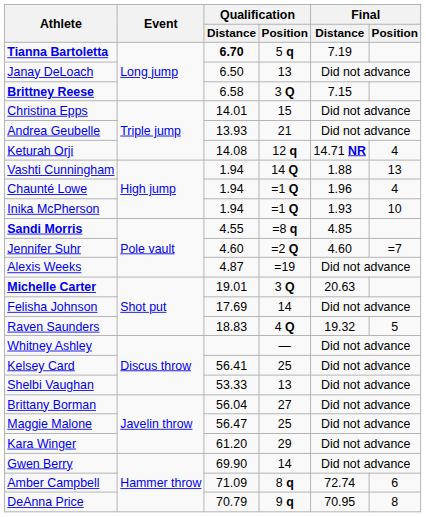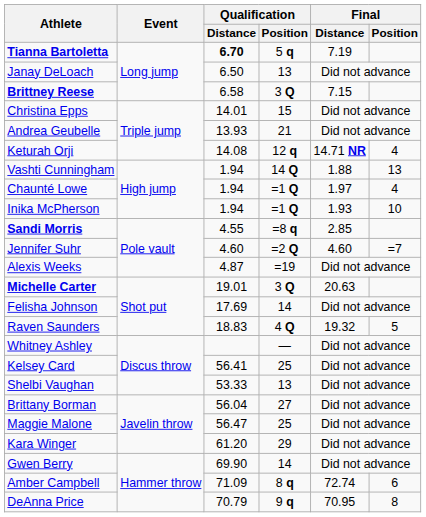(340, 190) 1.96 -> (340, 190) 1.97
(340, 229) 4.85 -> (340, 229) 2.85
